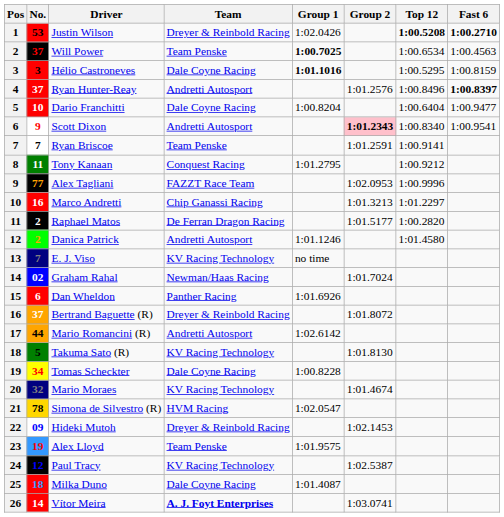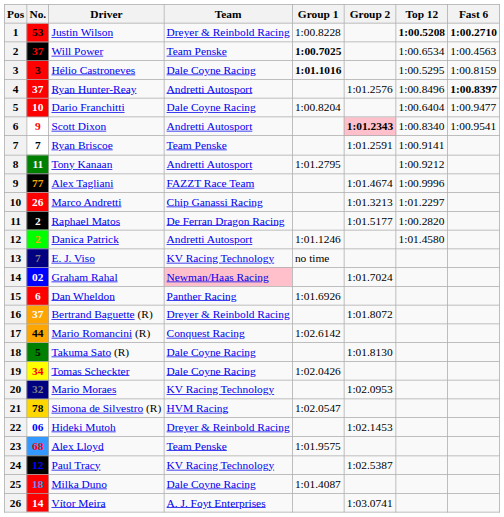(318, 32) 1:02.0426 -> (318, 32) 1:00.8228
(206, 164) Conquest Racing -> (209, 164) Andretti Autosport
(370, 183) 1:02.0953 -> (370, 183) 1:01.4674
(38, 202) 16 -> (38, 202) 26
(218, 277) no background -> (218, 277) pink background
(209, 333) Andretti Autosport -> (206, 333) Conquest Racing
(220, 352) KV Racing Technology -> (211, 352) Dale Coyne Racing
(318, 371) 1:00.8228 -> (318, 371) 1:02.0426
(370, 390) 1:01.4674 -> (370, 390) 1:02.0953
(38, 427) 09 -> (38, 427) 06
(38, 446) 19 -> (38, 446) 68
(220, 502) bold -> (216, 502) normal
